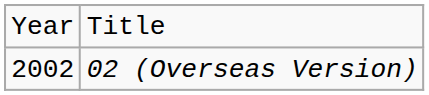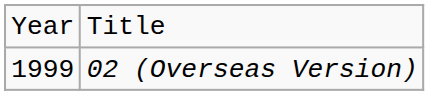(43, 69) 2002 -> (43, 69) 1999
